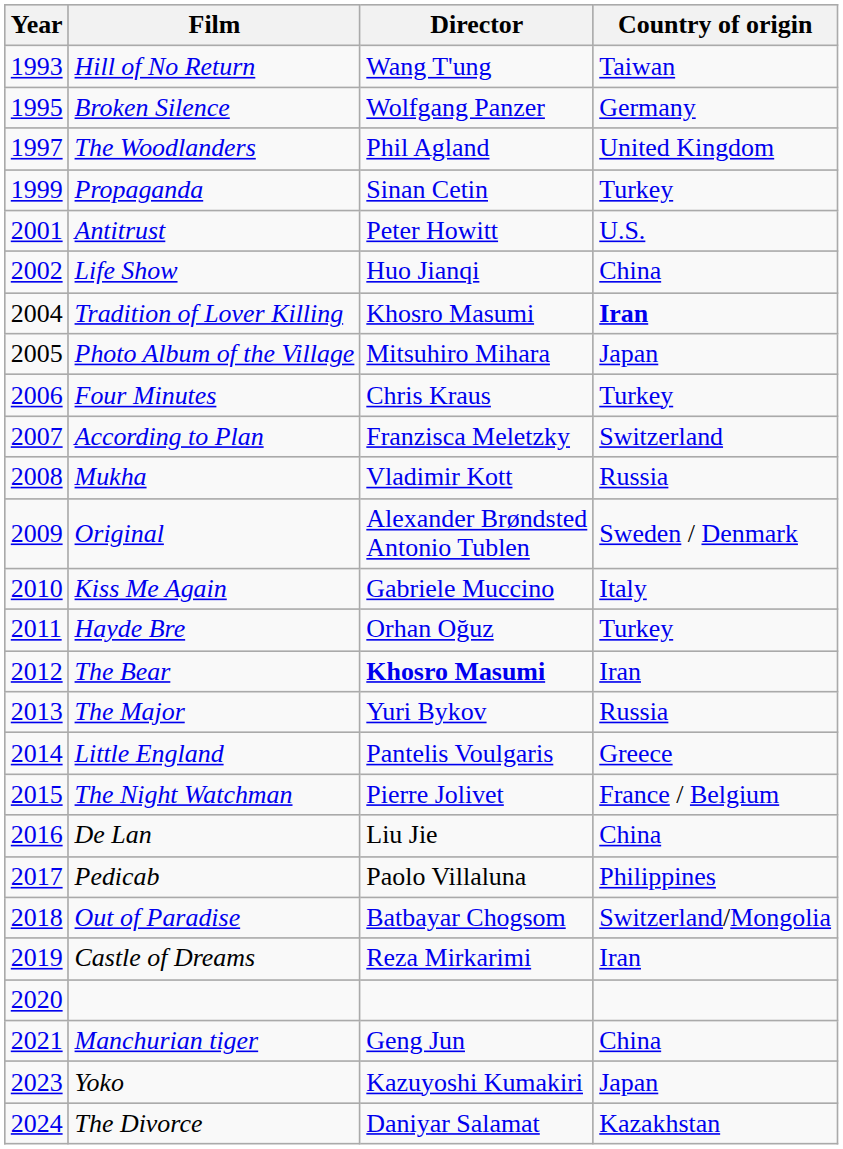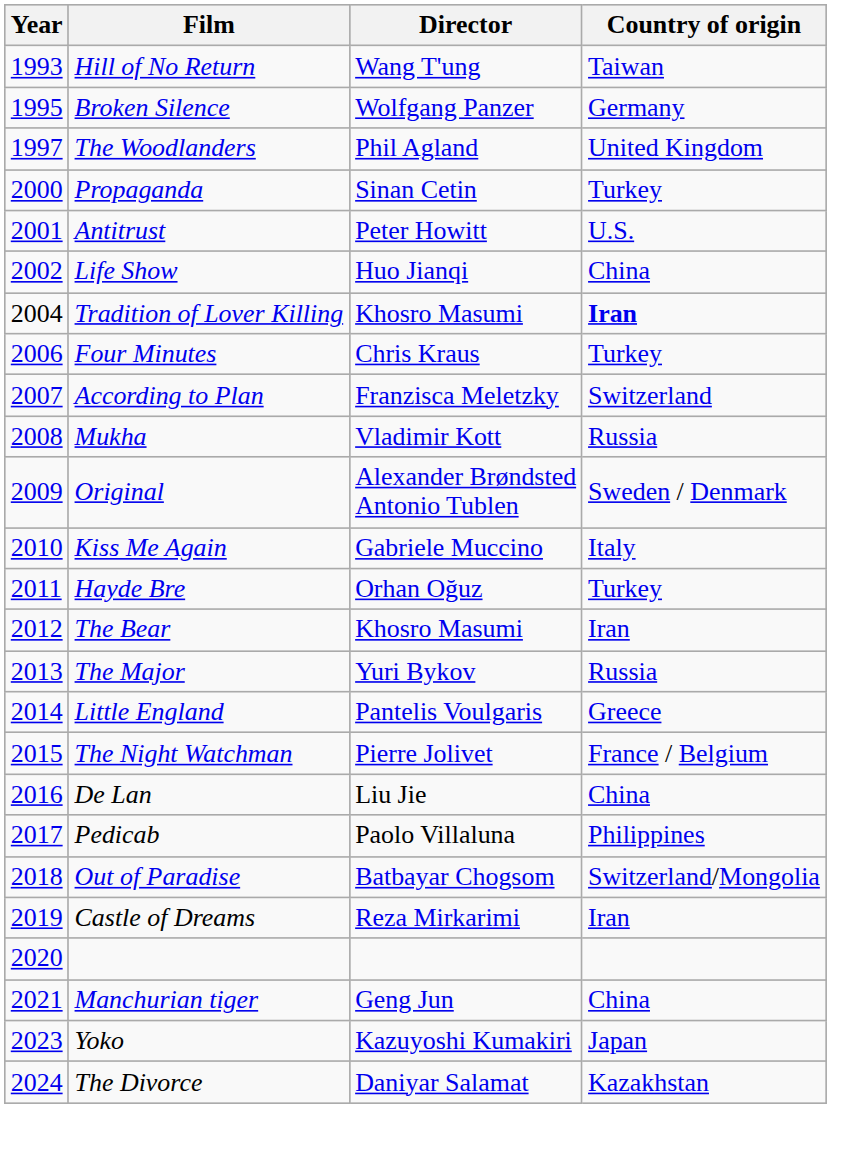(37, 189) 1999 -> (37, 189) 2000
- row: (214, 353)
(456, 670) bold -> (439, 629) normal
